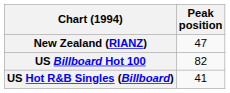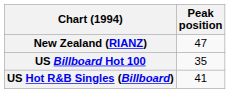(201, 61) 82 -> (201, 61) 35
